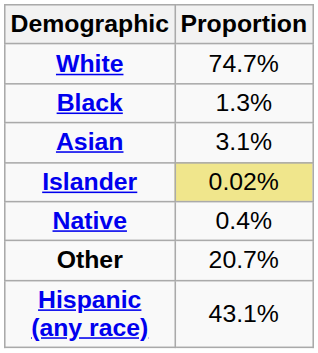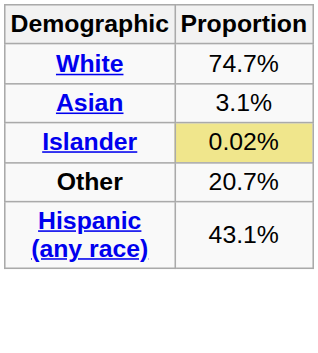- row: (90, 102)
- row: (90, 220)
